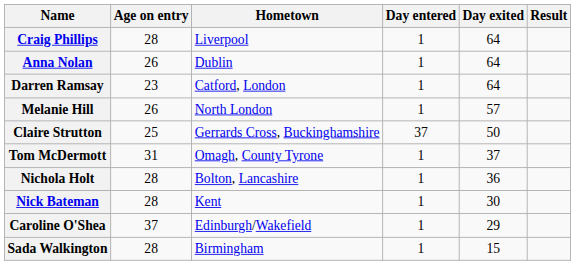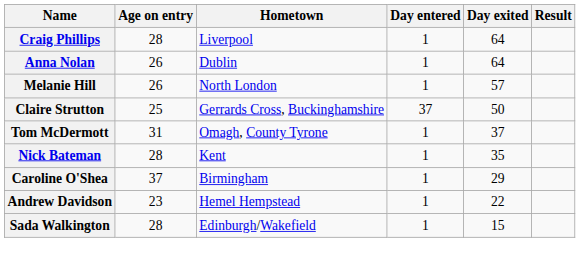- row: (58, 85)
- row: (58, 179)
(493, 202) 30 -> (498, 155) 35
(253, 225) Edinburgh/Wakefield -> (234, 179) Birmingham
+ row: (60, 202)
(229, 248) Birmingham -> (258, 225) Edinburgh/Wakefield
